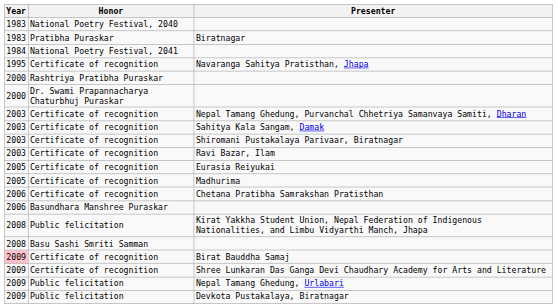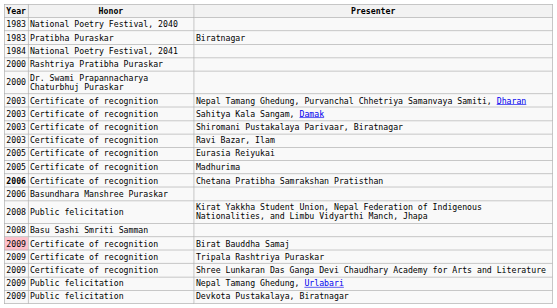- row: (94, 64)
(16, 194) normal -> (16, 181) bold
+ row: (94, 257)
